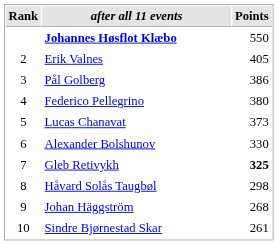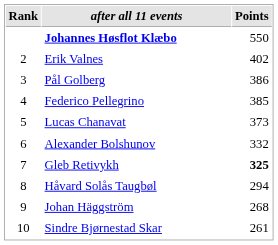(259, 59) 405 -> (259, 59) 402
(259, 101) 380 -> (259, 101) 385
(259, 143) 330 -> (259, 143) 332
(259, 186) 298 -> (259, 186) 294
